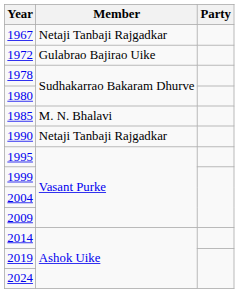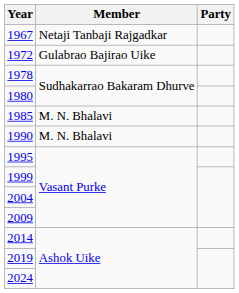(103, 136) Netaji Tanbaji Rajgadkar -> (75, 136) M. N. Bhalavi
